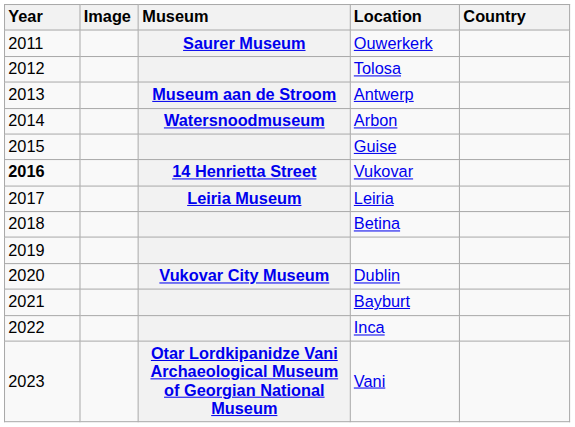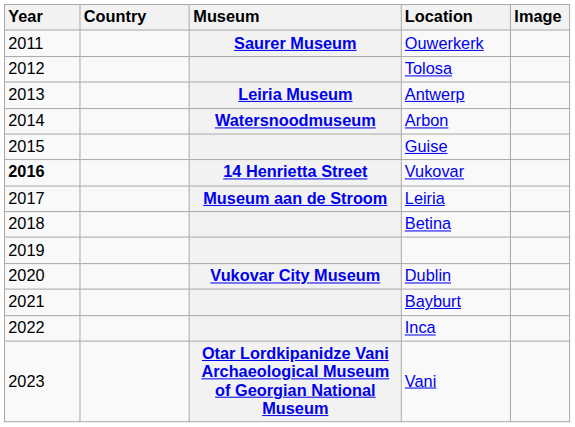columns swapped: (107, 17) <-> (495, 17)
(244, 95) Museum aan de Stroom -> (295, 95) Leiria Museum
(244, 198) Leiria Museum -> (295, 198) Museum aan de Stroom
